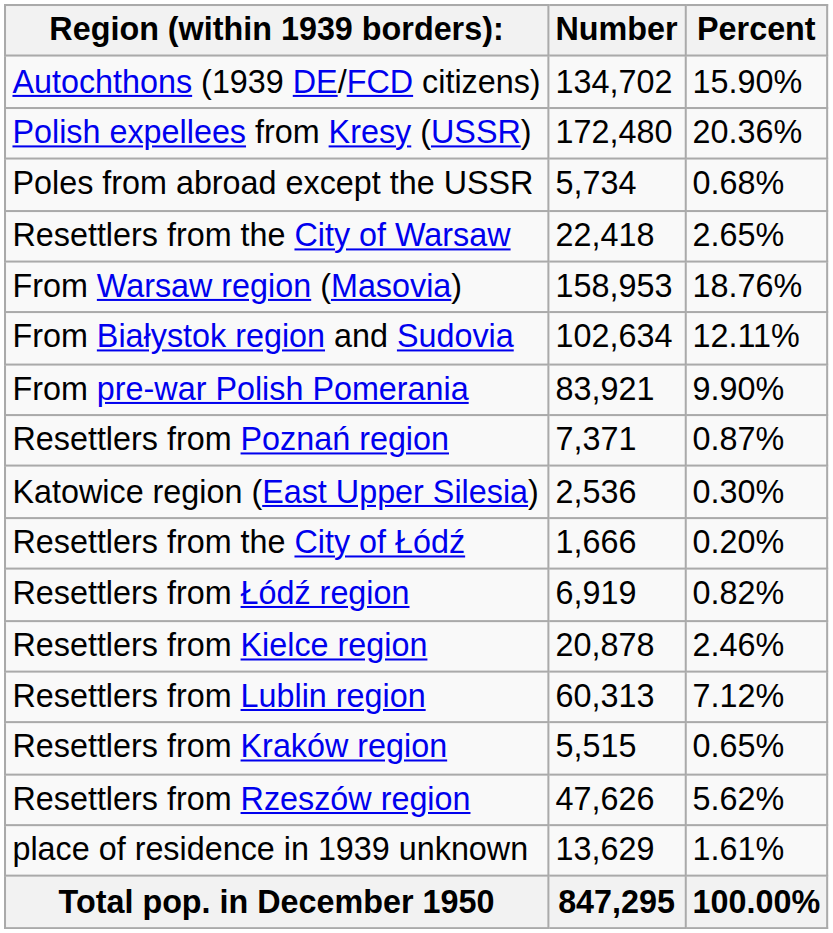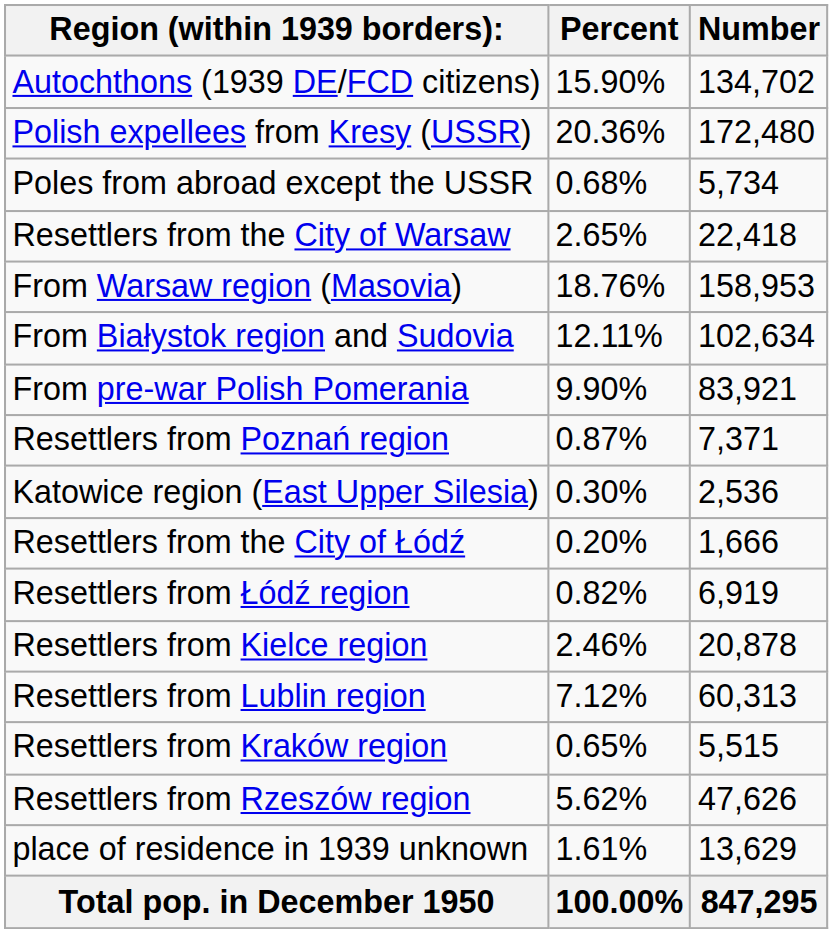columns swapped: (617, 30) <-> (756, 30)
